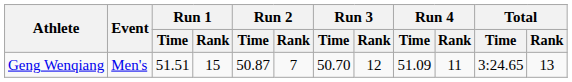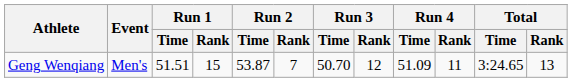(253, 65) 50.87 -> (253, 65) 53.87
